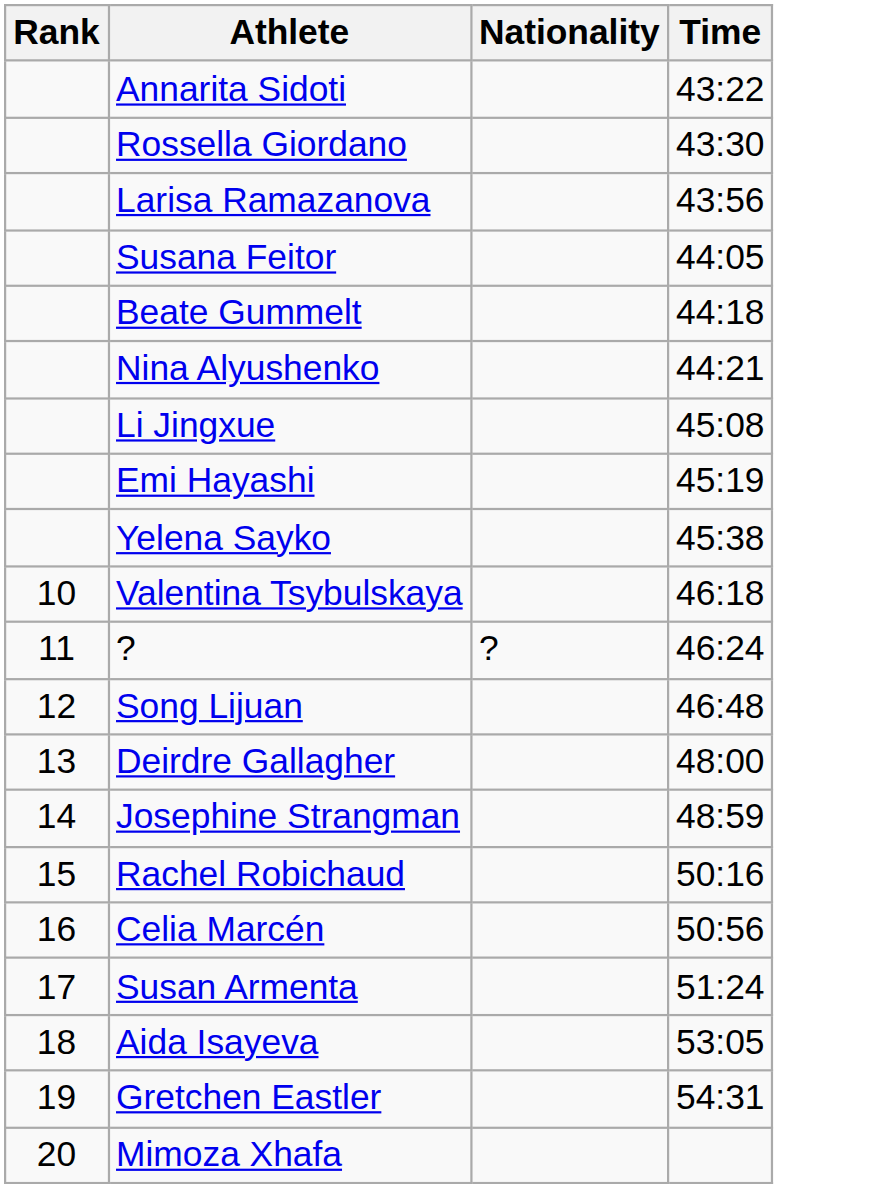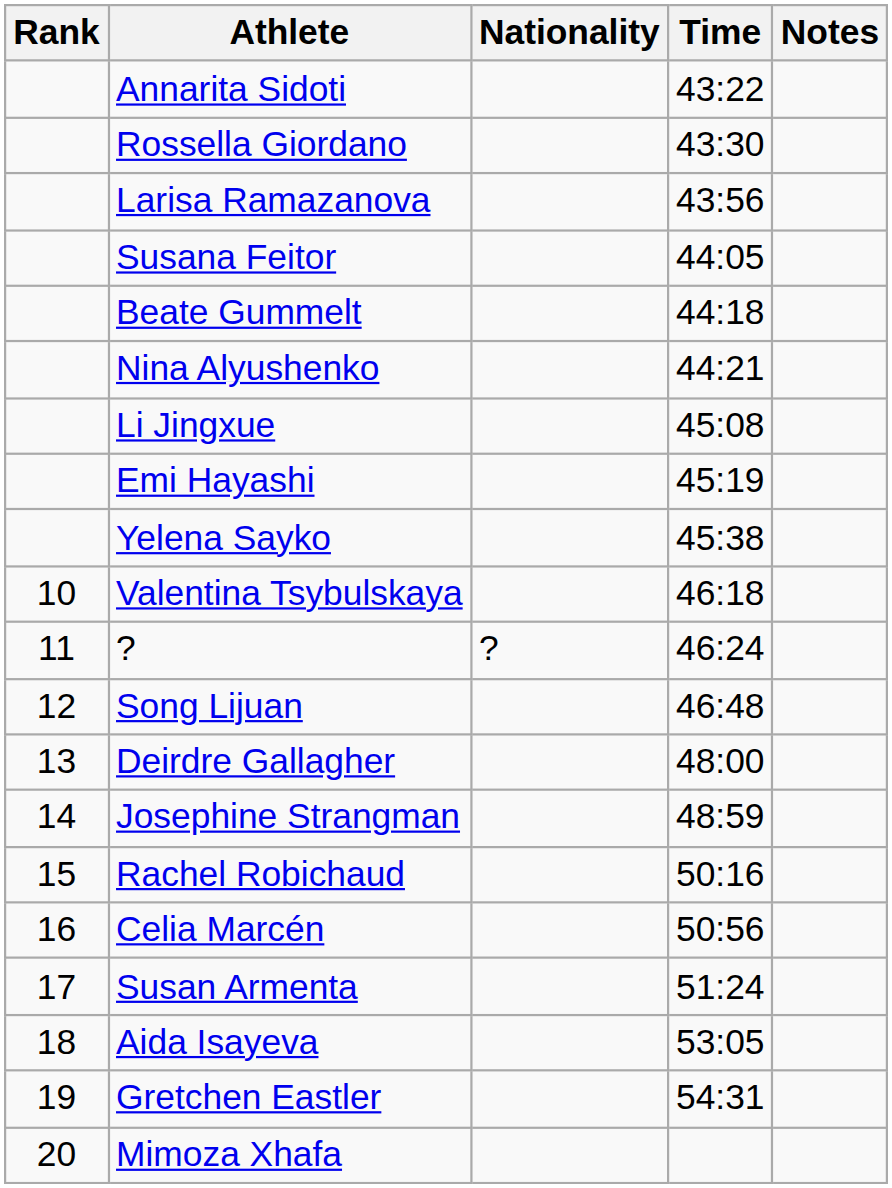+ column: (830, 32)
